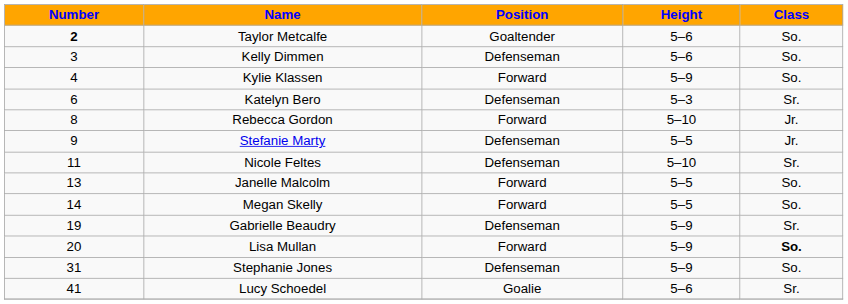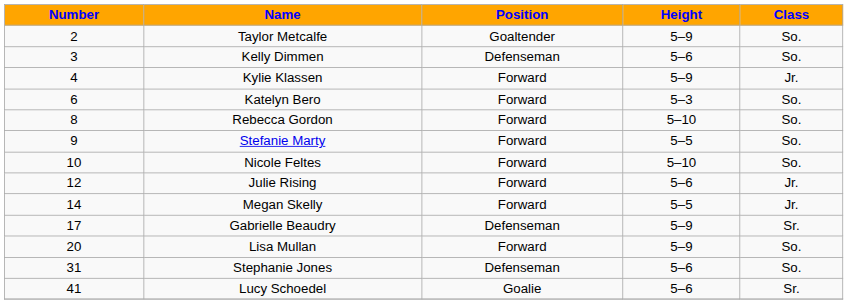(74, 36) bold -> (74, 36) normal
(681, 36) 5–6 -> (681, 36) 5–9
(791, 78) So. -> (791, 78) Jr.
(522, 99) Defenseman -> (522, 99) Forward
(791, 99) Sr. -> (791, 99) So.
(791, 120) Jr. -> (791, 120) So.
(522, 141) Defenseman -> (522, 141) Forward
(791, 141) Jr. -> (791, 141) So.
(74, 162) 11 -> (74, 162) 10
(522, 162) Defenseman -> (522, 162) Forward
(791, 162) Sr. -> (791, 162) So.
+ row: (283, 183)
- row: (283, 183)
(791, 204) So. -> (791, 204) Jr.
(74, 225) 19 -> (74, 225) 17
(791, 246) bold -> (791, 246) normal
(681, 267) 5–9 -> (681, 267) 5–6
